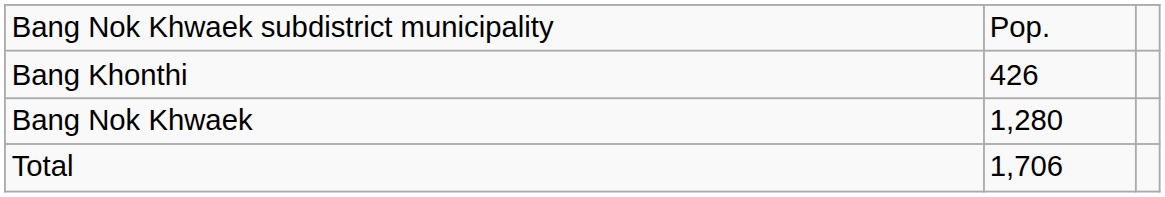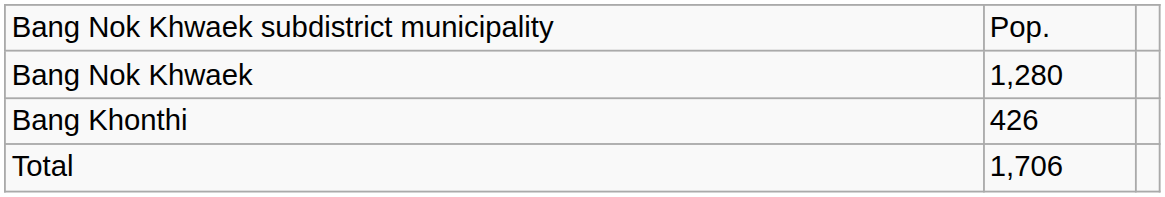rows swapped: (132, 120) <-> (100, 74)
